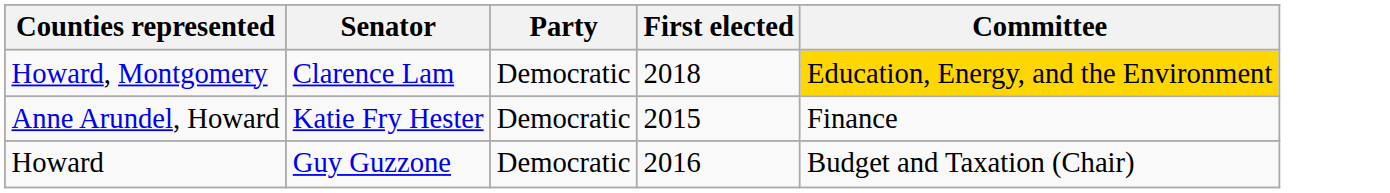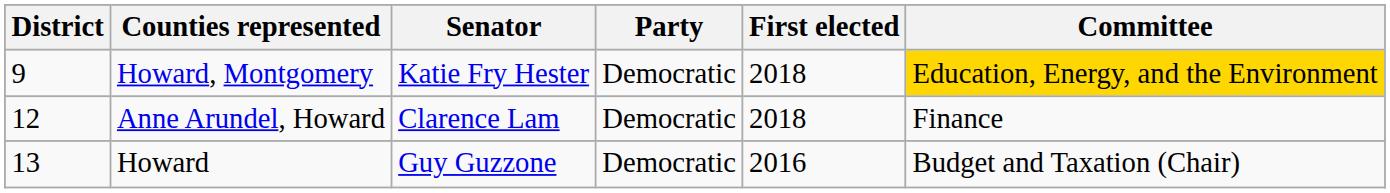+ column: (58, 27)
(373, 72) Clarence Lam -> (494, 72) Katie Fry Hester
(388, 118) Katie Fry Hester -> (479, 118) Clarence Lam
(672, 118) 2015 -> (778, 118) 2018
